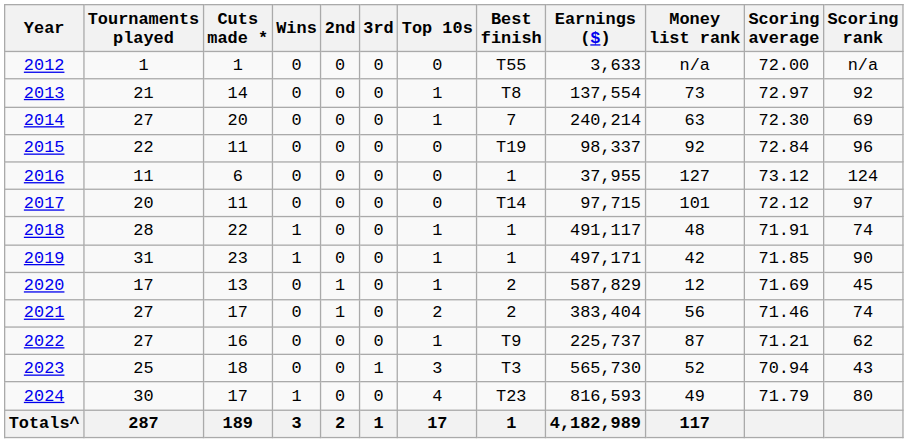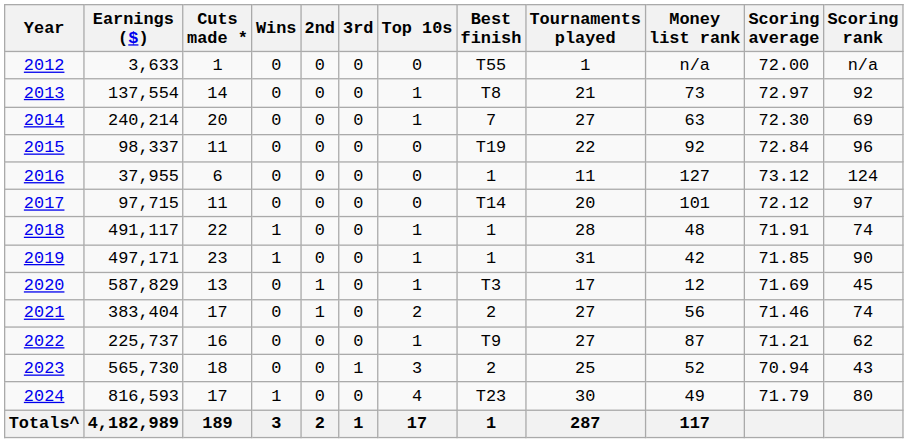columns swapped: (143, 28) <-> (595, 28)
(511, 286) 2 -> (491, 286) T3
(511, 368) T3 -> (491, 368) 2
